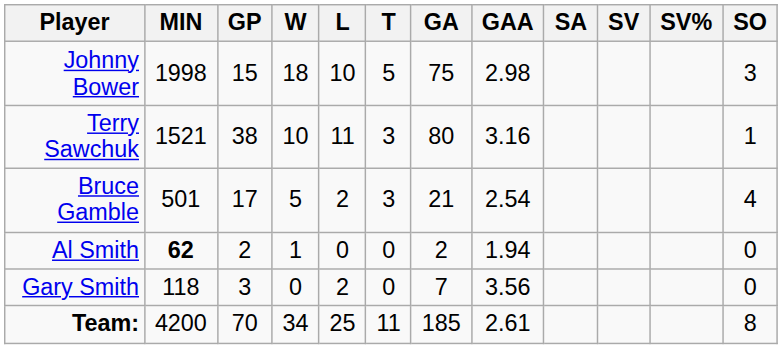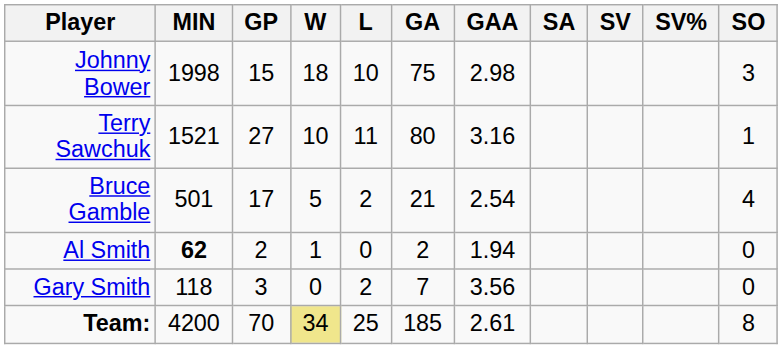- column: (389, 23)
(245, 136) 38 -> (261, 136) 27
(296, 324) no background -> (315, 324) khaki background
